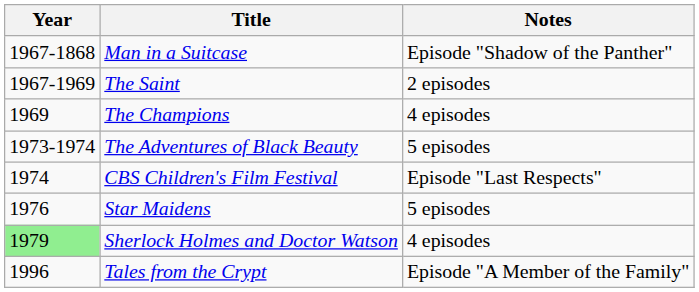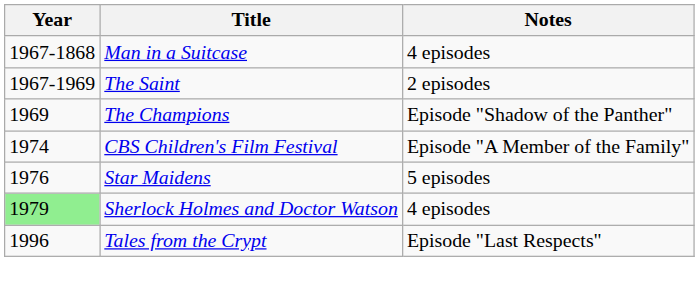(540, 51) Episode "Shadow of the Panther" -> (449, 51) 4 episodes
(449, 114) 4 episodes -> (540, 114) Episode "Shadow of the Panther"
- row: (231, 146)
(504, 177) Episode "Last Respects" -> (548, 146) Episode "A Member of the Family"
(548, 271) Episode "A Member of the Family" -> (504, 240) Episode "Last Respects"
